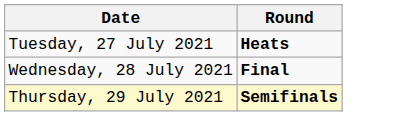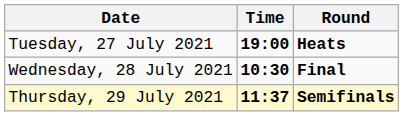+ column: (265, 18)
